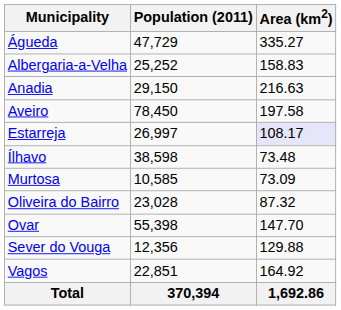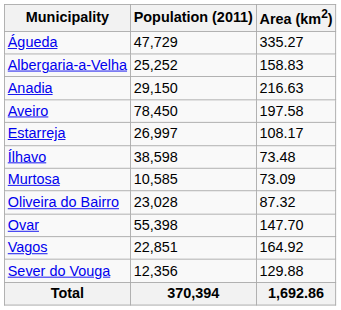(282, 134) lavender background -> (282, 134) no background
rows swapped: (59, 248) <-> (28, 271)
